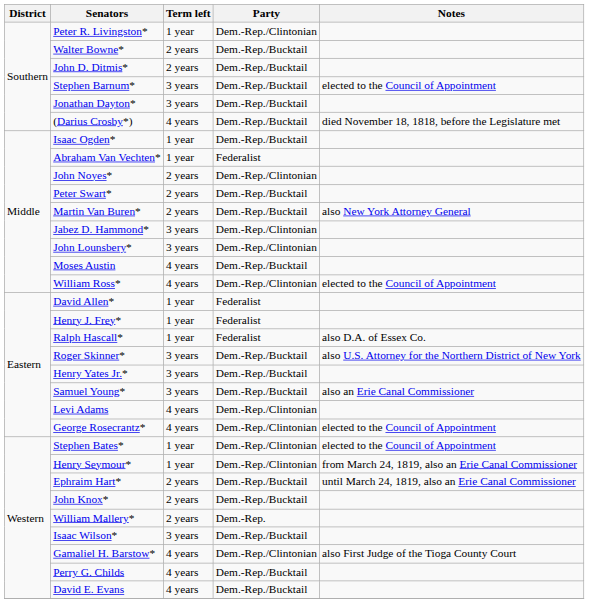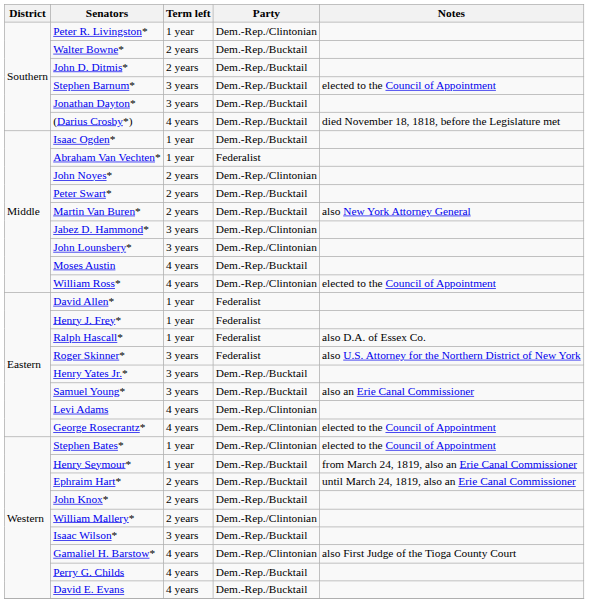(262, 355) Dem.-Rep./Bucktail -> (238, 355) Federalist
(266, 463) Dem.-Rep./Clintonian -> (262, 463) Dem.-Rep./Bucktail
(241, 517) Dem.-Rep. -> (266, 517) Dem.-Rep./Clintonian
